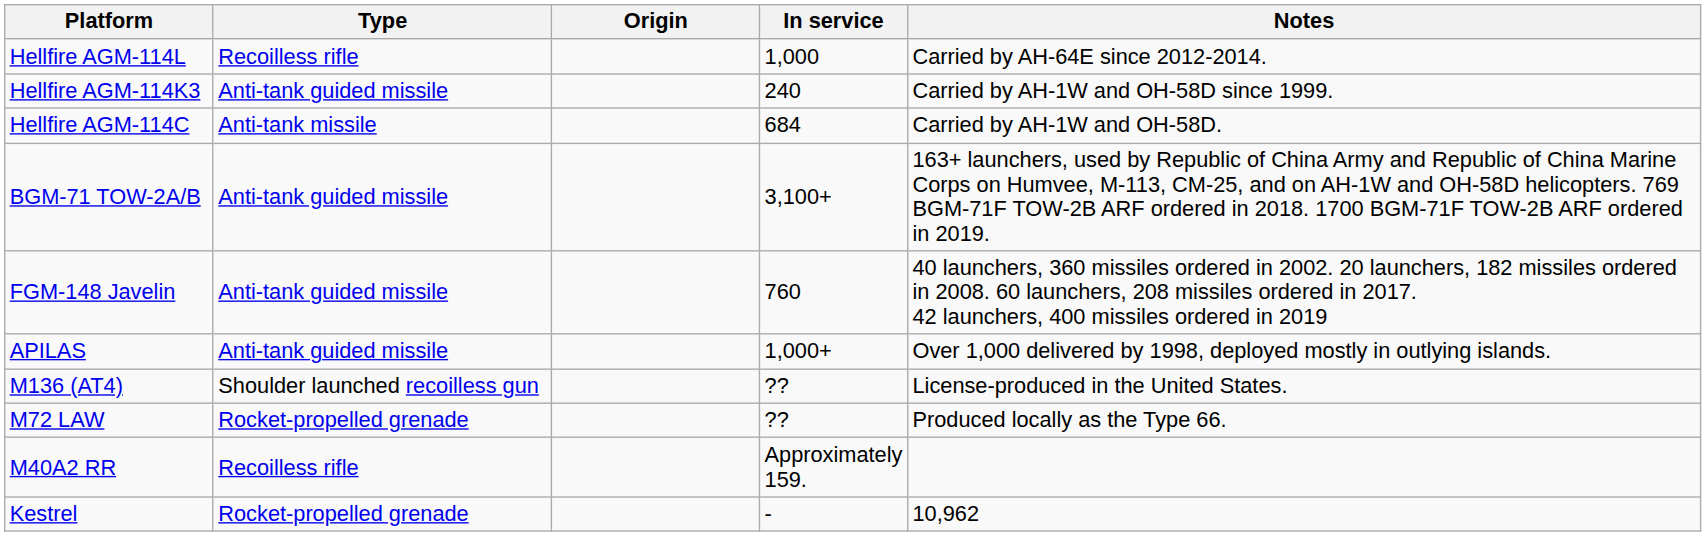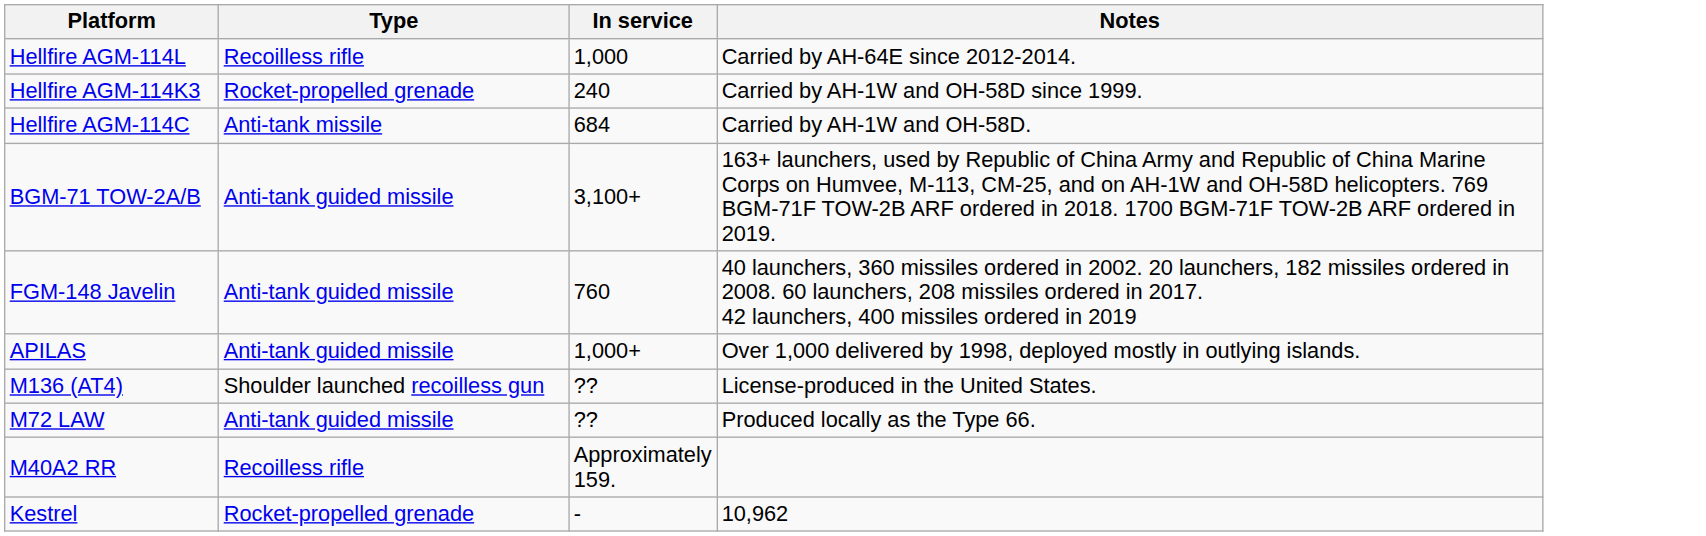- column: (656, 21)
(333, 90) Anti-tank guided missile -> (349, 90) Rocket-propelled grenade
(344, 420) Rocket-propelled grenade -> (339, 420) Anti-tank guided missile
